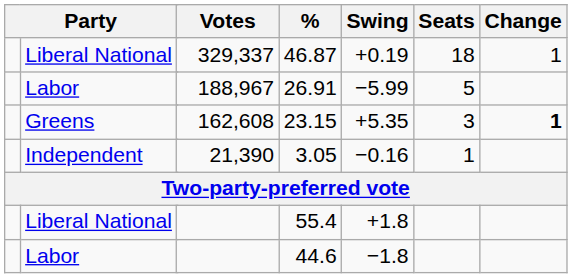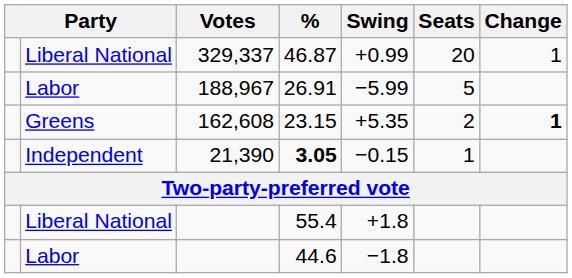(382, 54) +0.19 -> (382, 54) +0.99
(463, 54) 18 -> (463, 54) 20
(469, 121) 3 -> (469, 121) 2
(316, 155) normal -> (316, 155) bold
(382, 155) −0.16 -> (382, 155) −0.15
